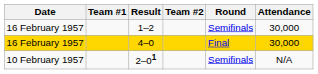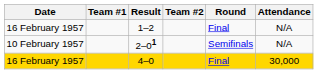(231, 27) Semifinals -> (219, 27) Final
(284, 27) 30,000 -> (284, 27) N/A
rows swapped: (146, 59) <-> (146, 43)
